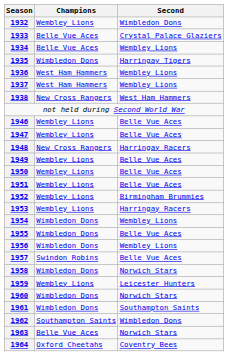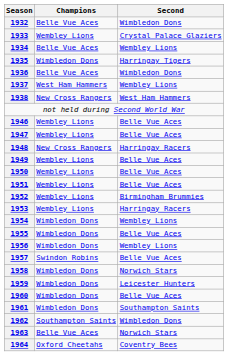(65, 23) Wembley Lions -> (67, 23) Belle Vue Aces
(67, 35) Belle Vue Aces -> (65, 35) Wembley Lions
(72, 72) West Ham Hammers -> (67, 72) Belle Vue Aces
(148, 72) Wembley Lions -> (151, 72) Wimbledon Dons
(65, 283) Wembley Lions -> (67, 283) Wimbledon Dons
(148, 295) Norwich Stars -> (151, 295) Belle Vue Aces
